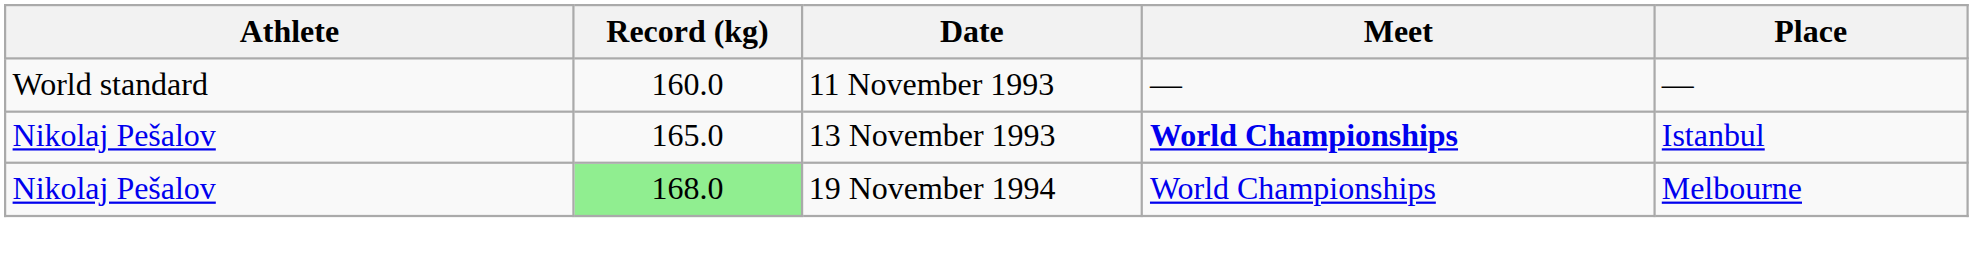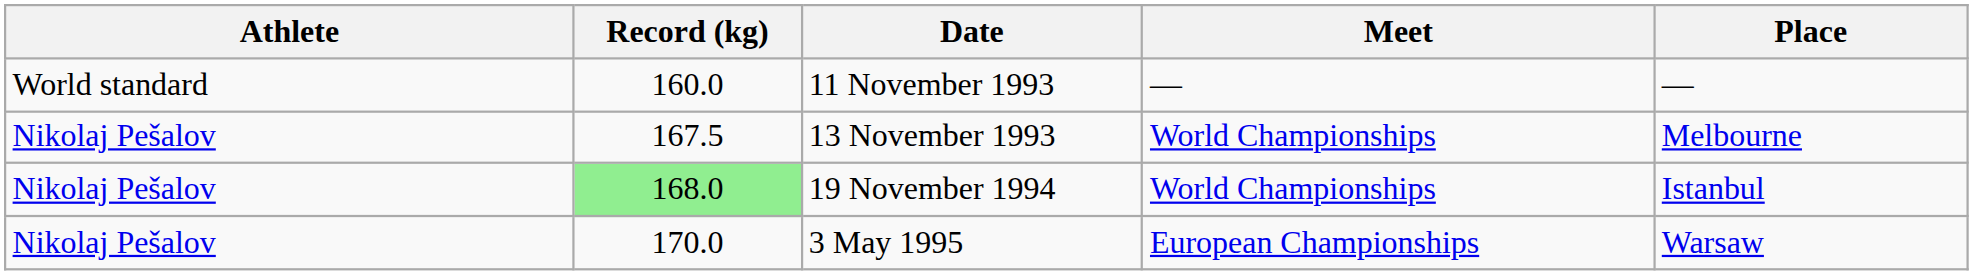(688, 136) 165.0 -> (688, 136) 167.5
(1304, 136) bold -> (1293, 136) normal
(1713, 136) Istanbul -> (1732, 136) Melbourne
(1732, 189) Melbourne -> (1713, 189) Istanbul
+ row: (886, 242)
